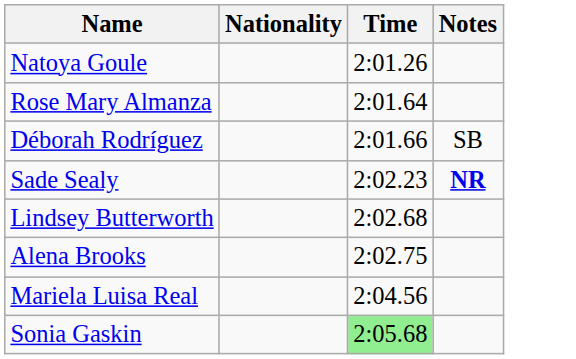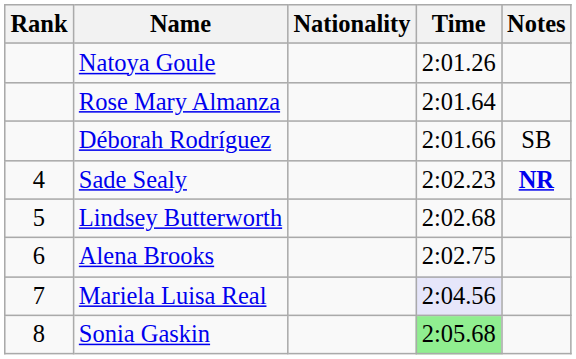+ column: (39, 23)
(390, 295) no background -> (459, 295) lavender background
